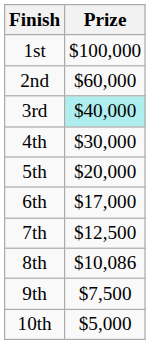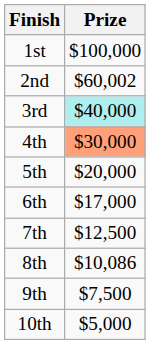(105, 80) $60,000 -> (105, 80) $60,002
(105, 141) no background -> (105, 141) lightsalmon background
